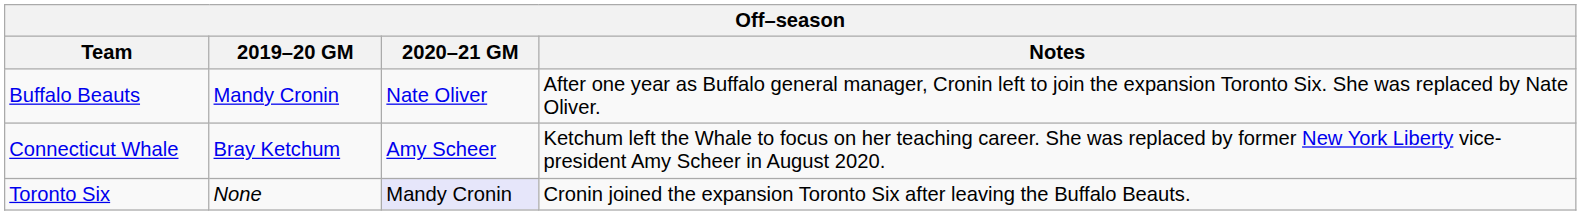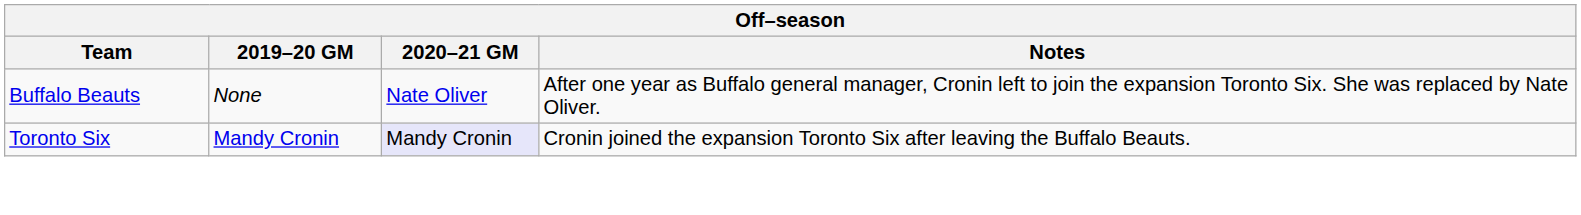(276, 95) Mandy Cronin -> (238, 95) None
- row: (94, 150)
(238, 193) None -> (276, 139) Mandy Cronin
